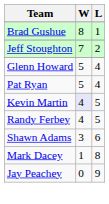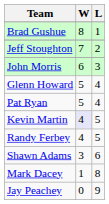+ row: (34, 66)
